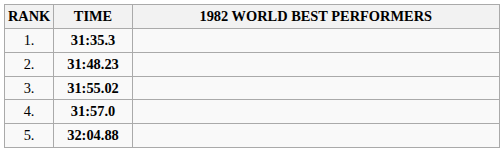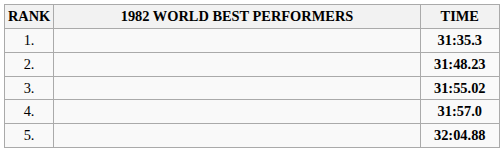columns swapped: (316, 16) <-> (93, 16)
